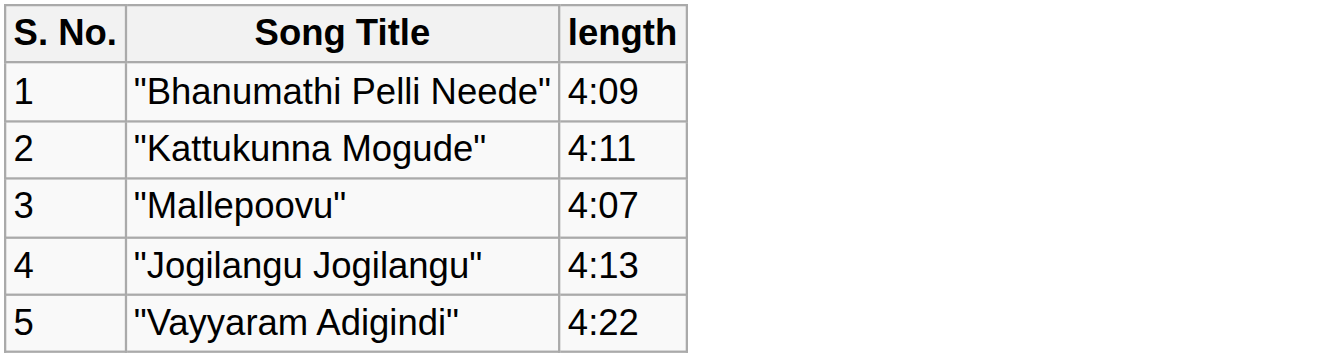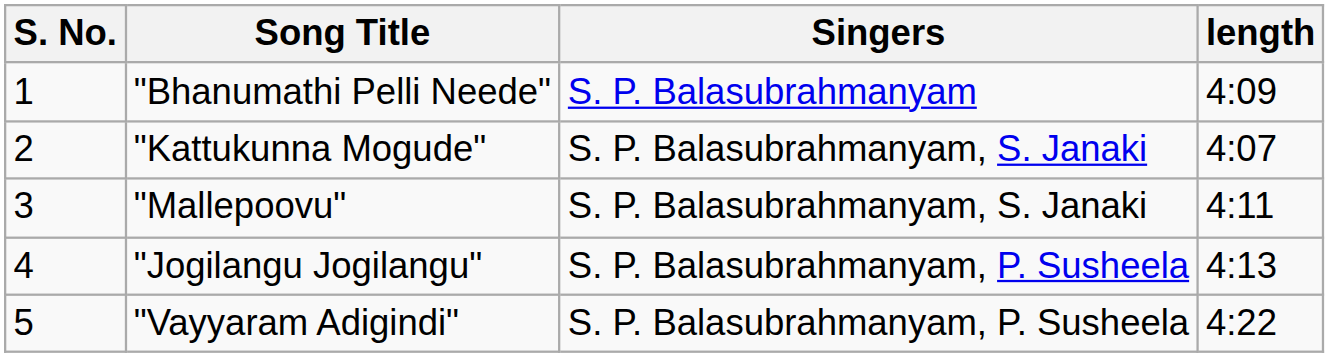+ column: (878, 33)
(602, 149) 4:11 -> (1241, 149) 4:07
(603, 206) 4:07 -> (1240, 206) 4:11
